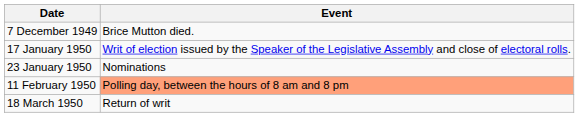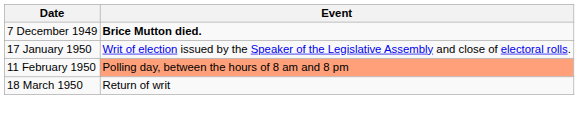(148, 31) normal -> (152, 31) bold
- row: (49, 67)
